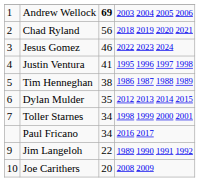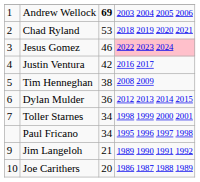(107, 30) 56 -> (107, 30) 53
(145, 47) no background -> (145, 47) pink background
(107, 64) 41 -> (107, 64) 42
(155, 64) 1995 1996 1997 1998 -> (135, 64) 2016 2017
(155, 82) 1986 1987 1988 1989 -> (135, 82) 2008 2009
(107, 99) 35 -> (107, 99) 36
(135, 133) 2016 2017 -> (155, 133) 1995 1996 1997 1998
(107, 151) 22 -> (107, 151) 21
(135, 168) 2008 2009 -> (155, 168) 1986 1987 1988 1989
